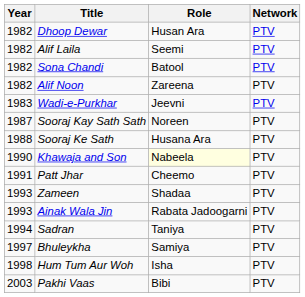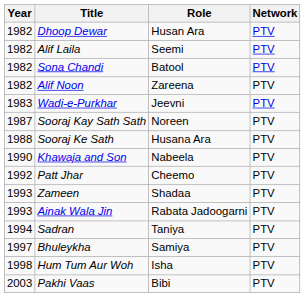(172, 157) lightyellow background -> (172, 157) no background
(20, 175) 1991 -> (20, 175) 1992
